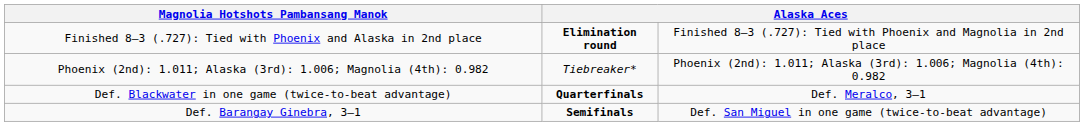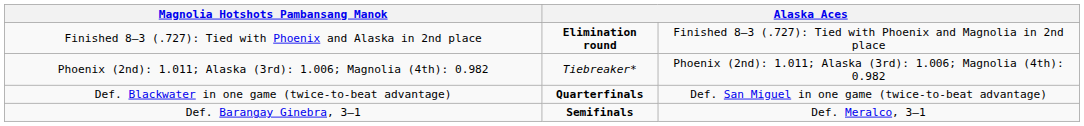(869, 94) Def. Meralco, 3–1 -> (869, 94) Def. San Miguel in one game (twice-to-beat advantage)
(869, 112) Def. San Miguel in one game (twice-to-beat advantage) -> (869, 112) Def. Meralco, 3–1
